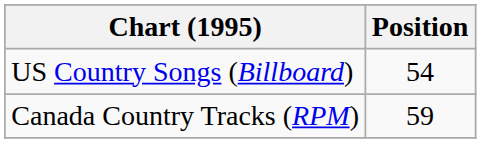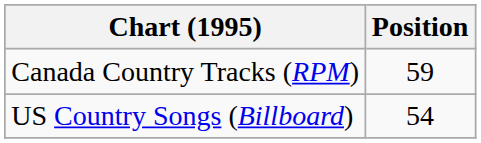rows swapped: (185, 115) <-> (182, 71)
